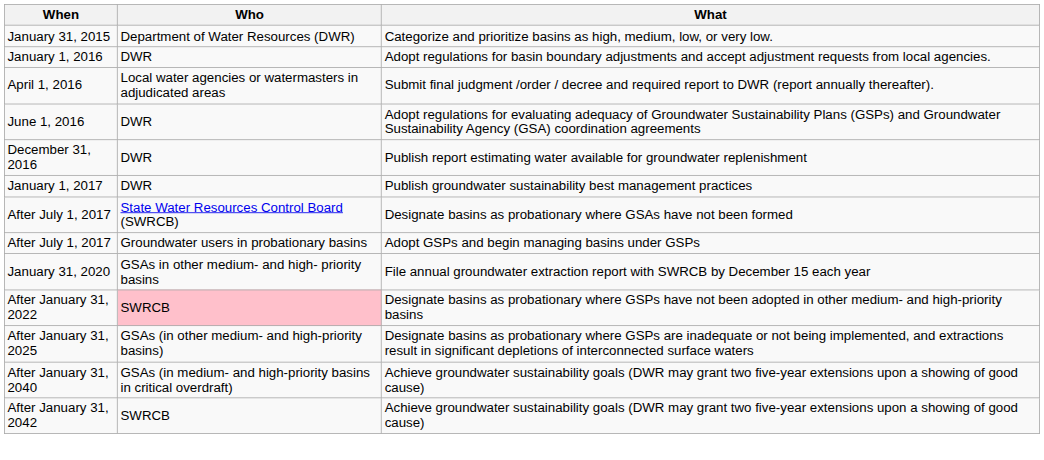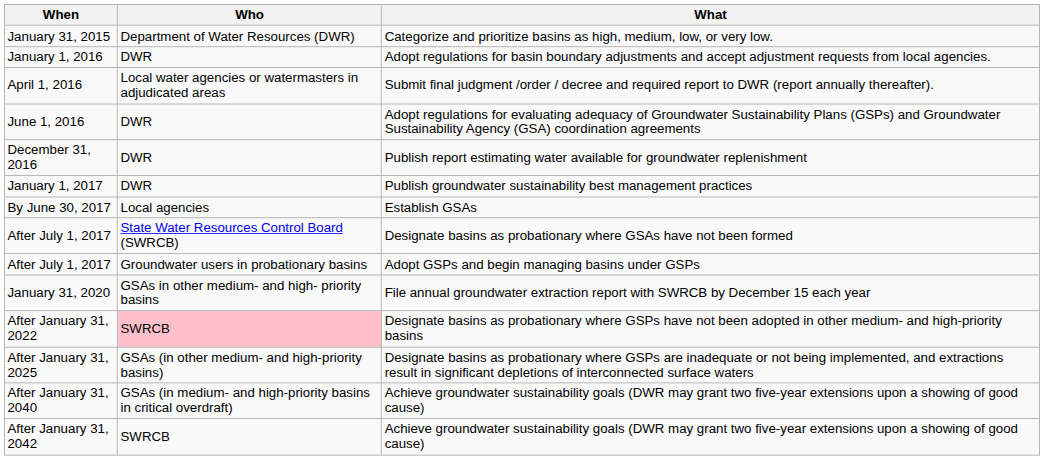+ row: (59, 207)
